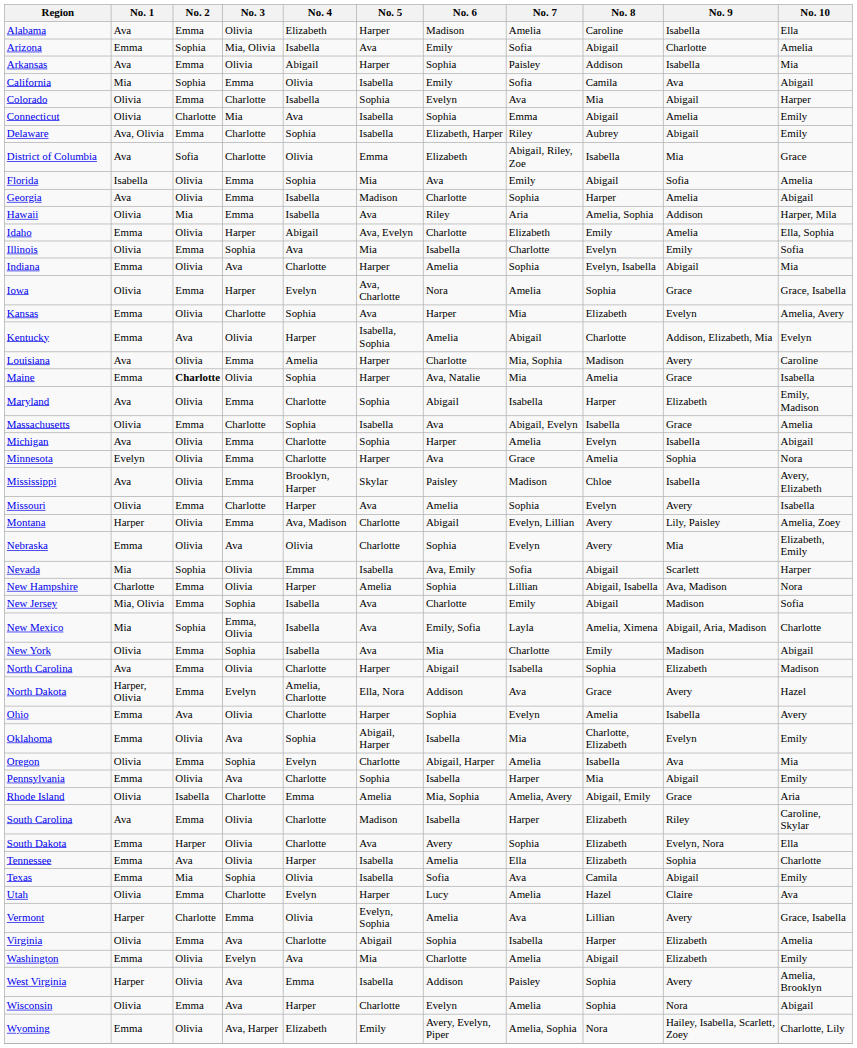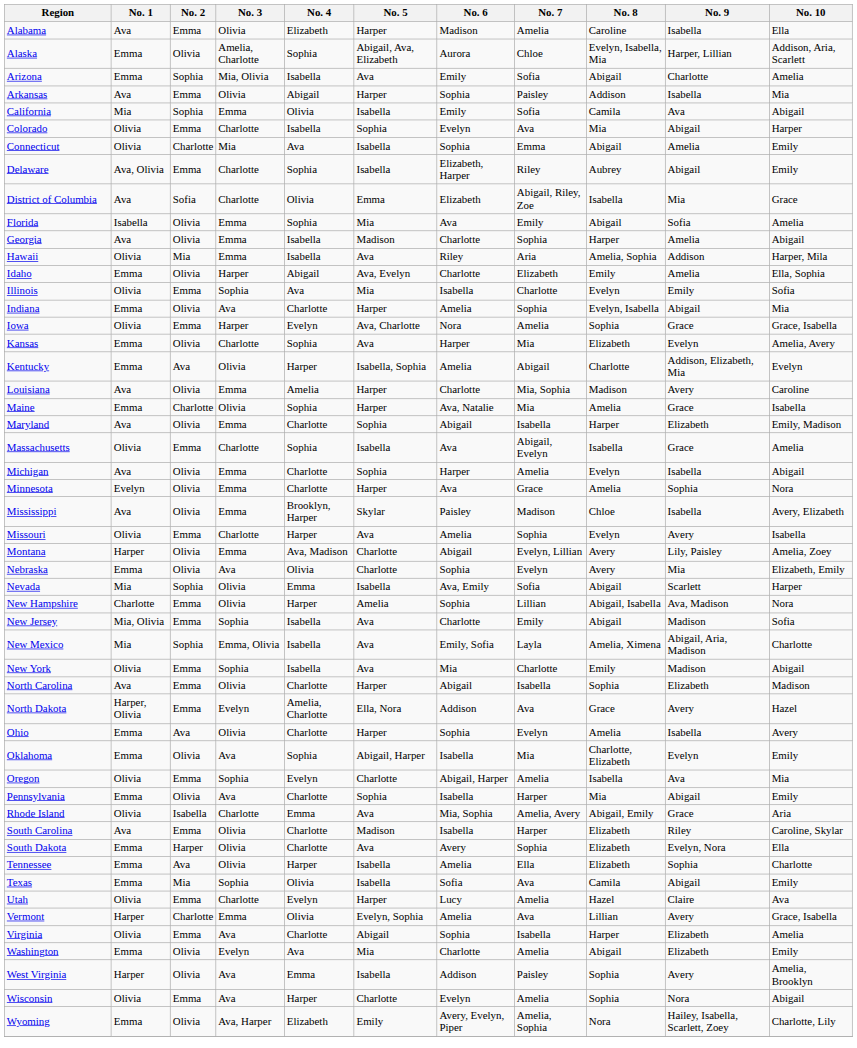+ row: (22, 53)
(198, 377) bold -> (193, 407) normal
(375, 796) Amelia -> (365, 813) Ava
